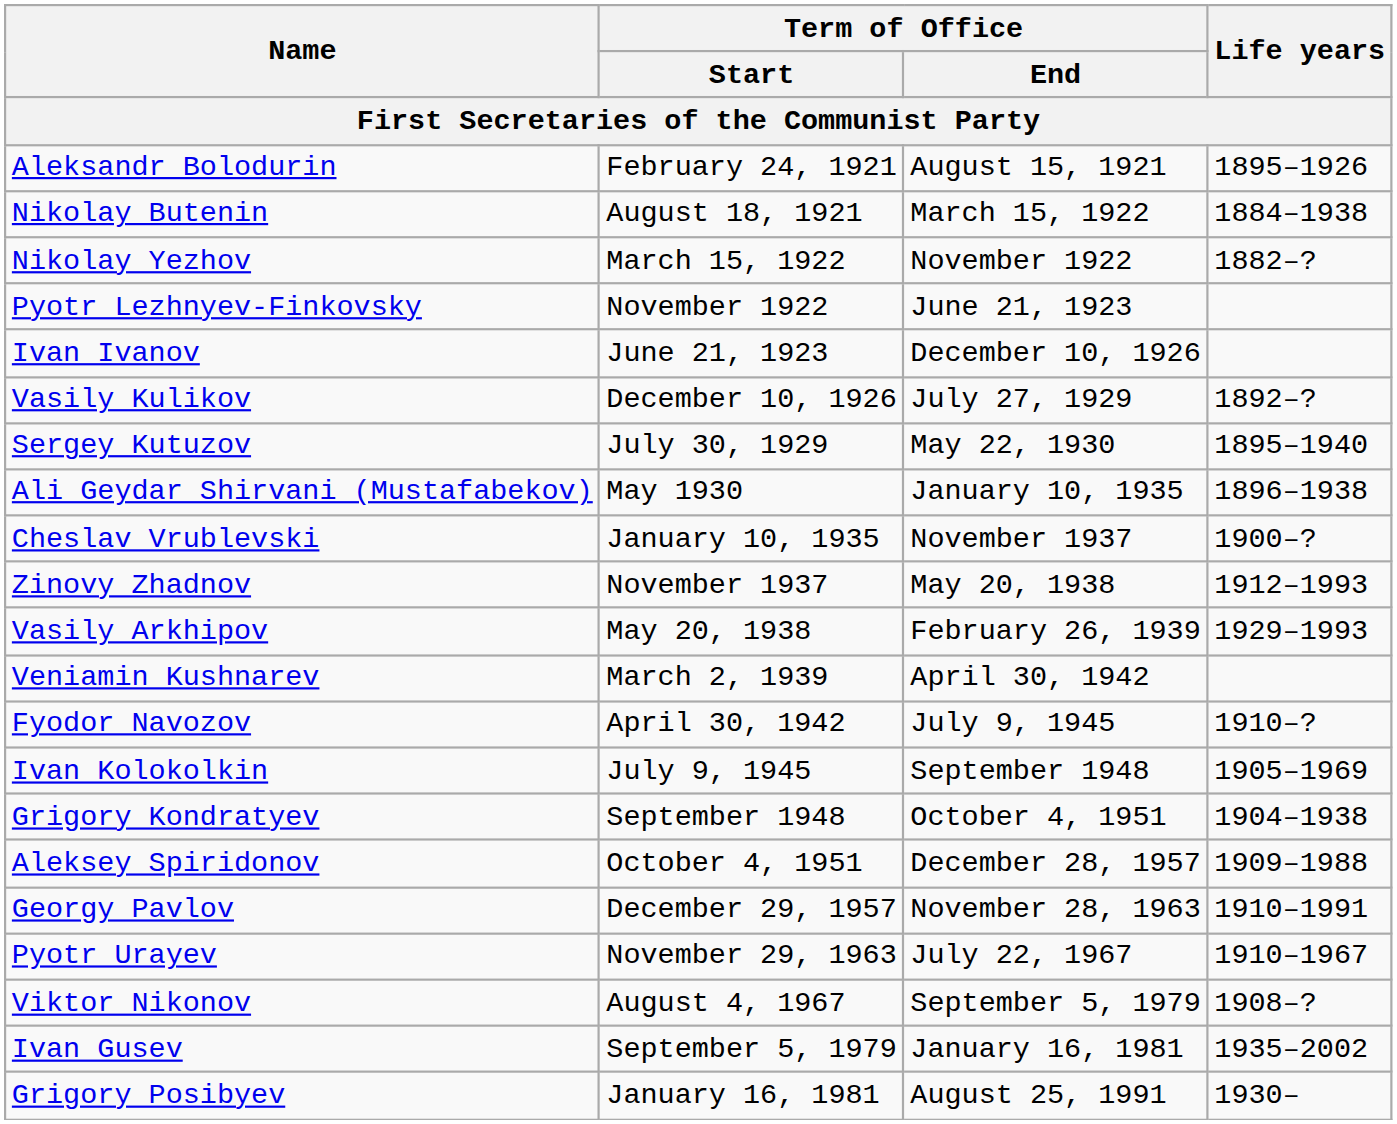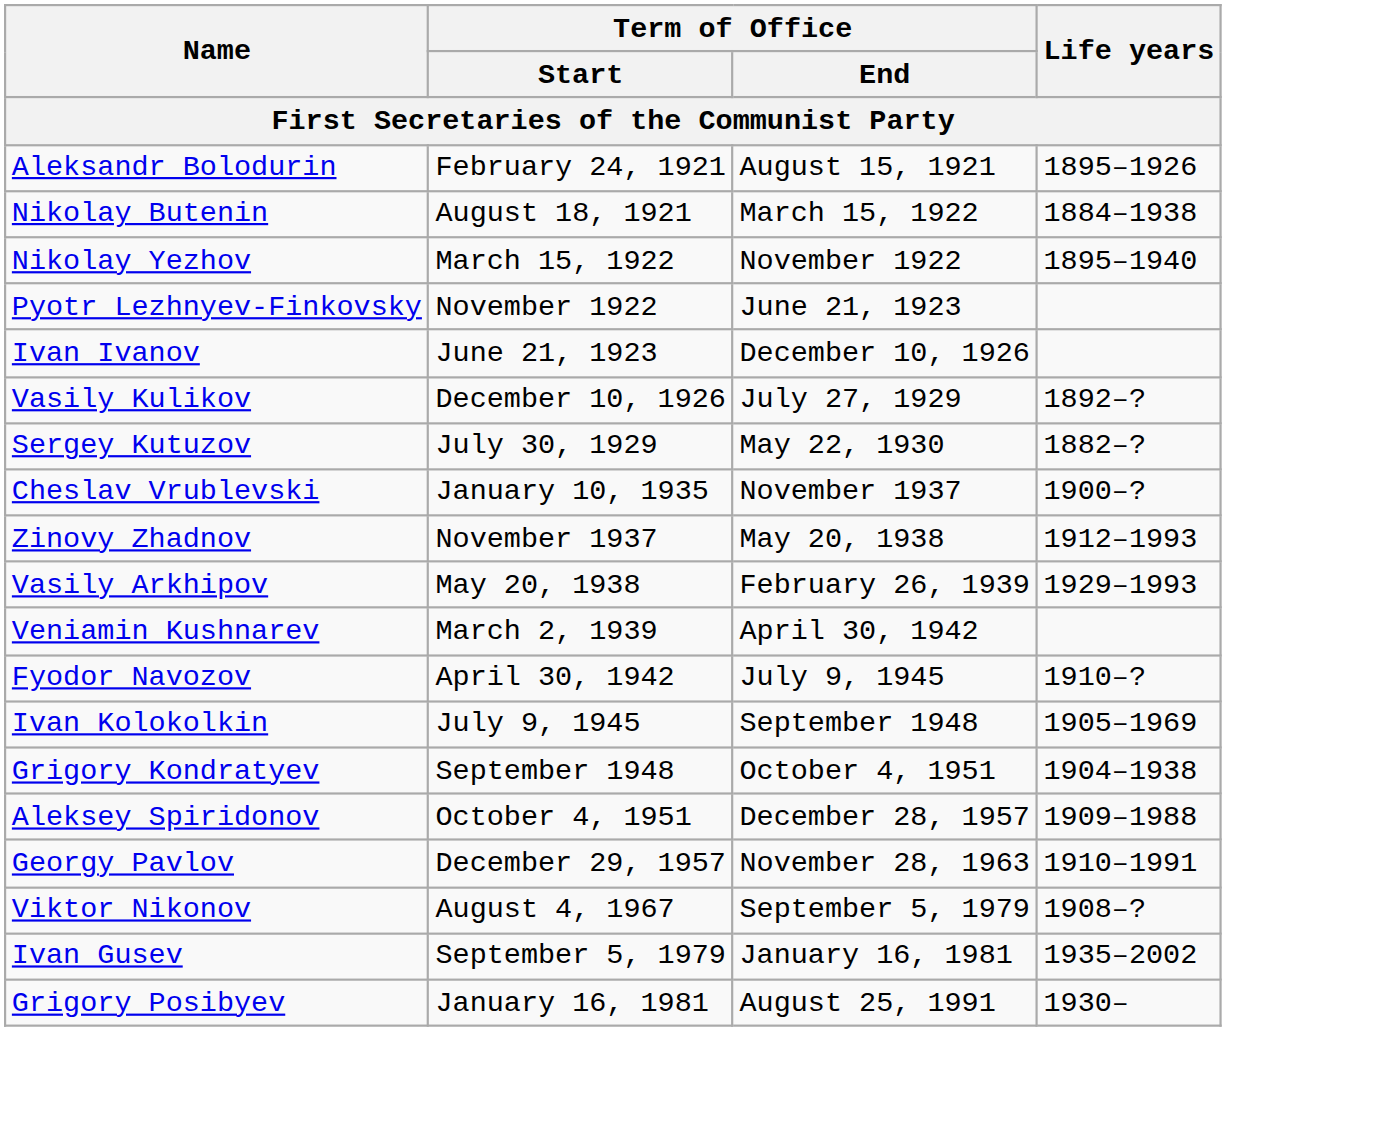(1266, 260) 1882–? -> (1120, 260) 1895–1940
(1291, 446) 1895–1940 -> (1095, 446) 1882–?
- row: (302, 492)
- row: (114, 956)
